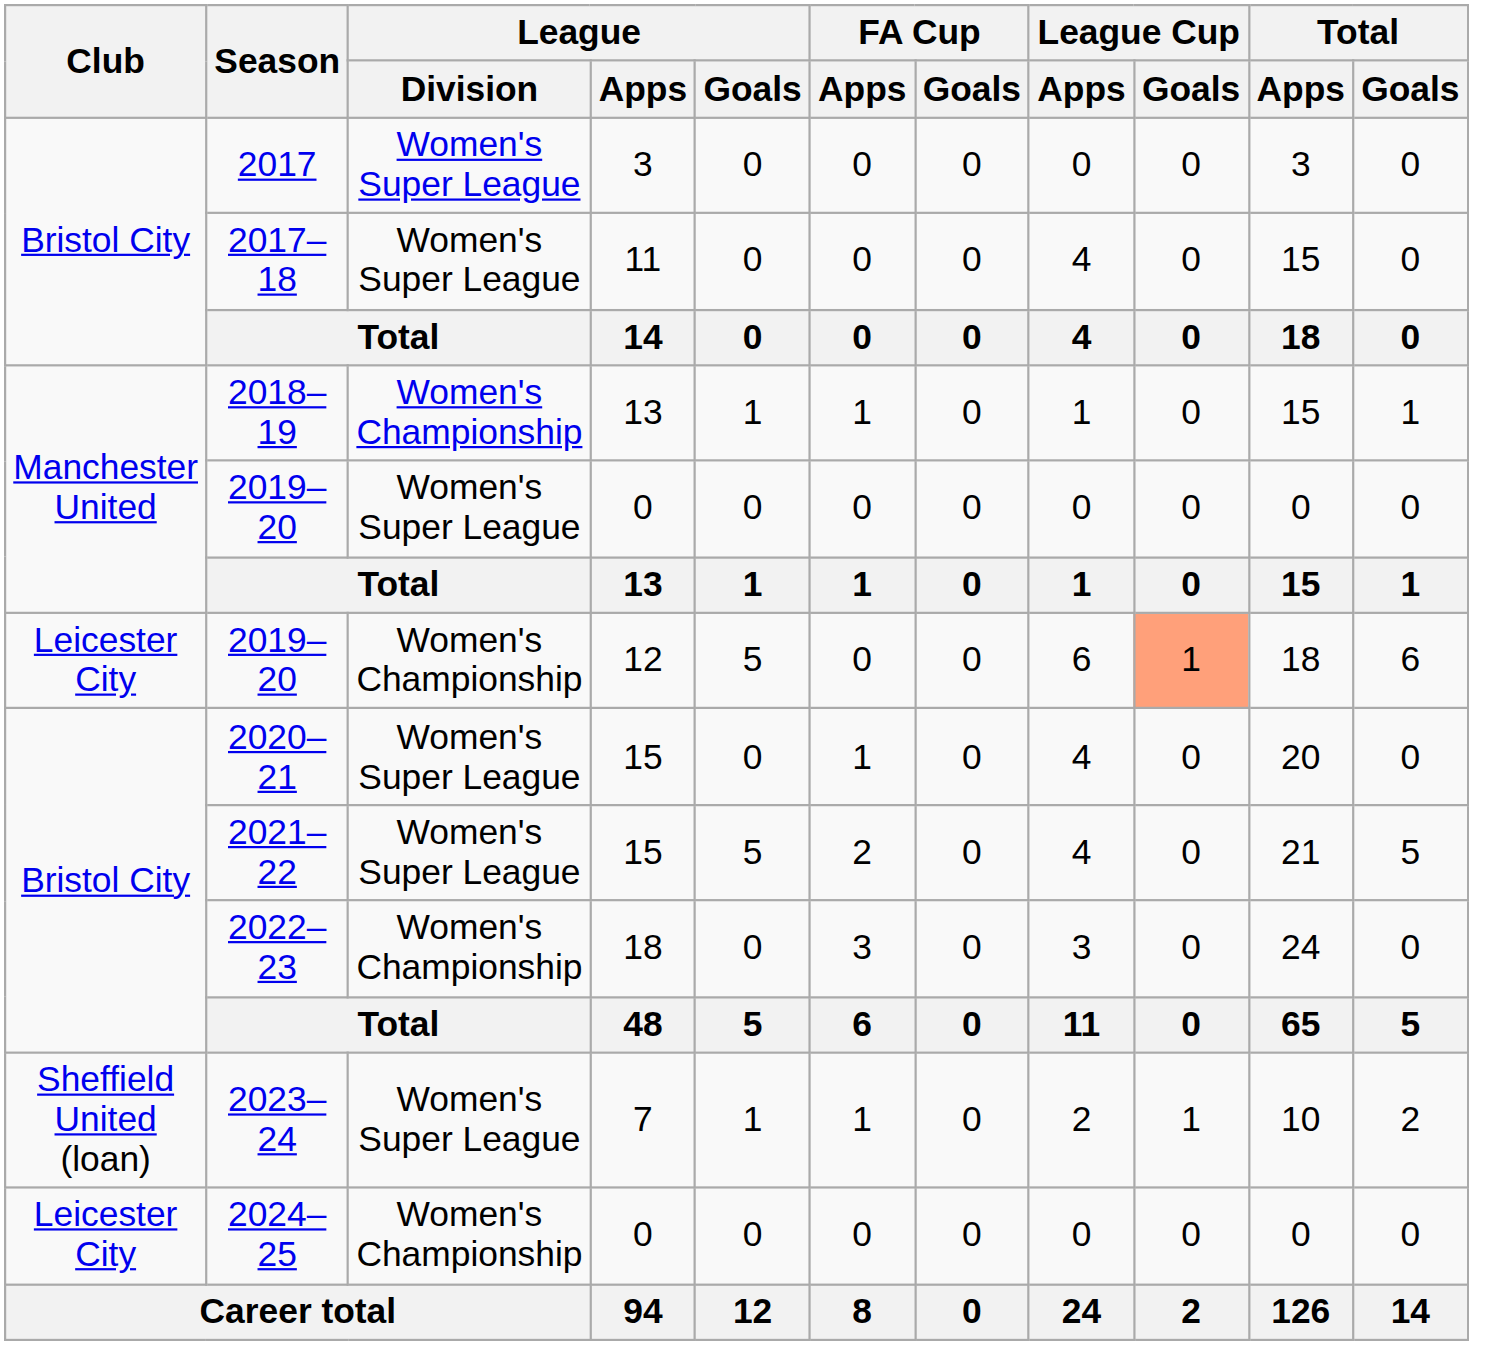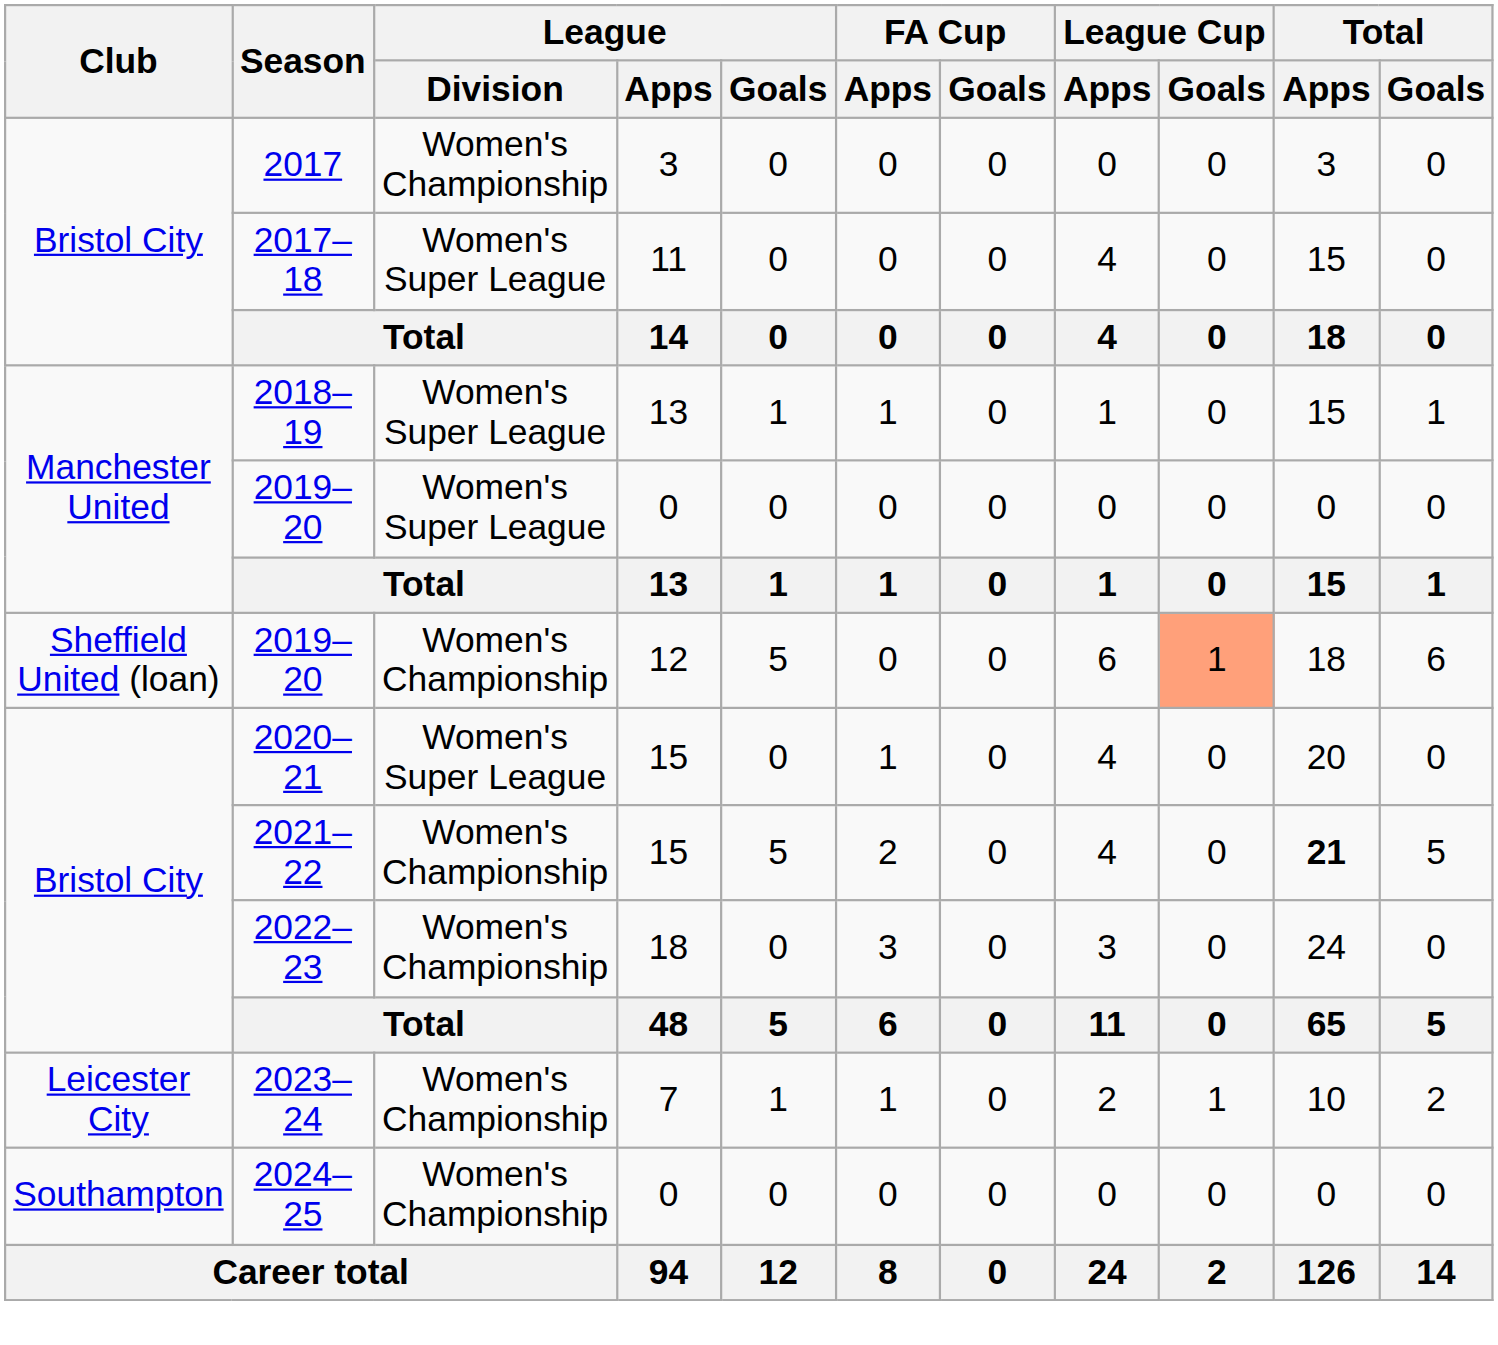(469, 164) Women's Super League -> (495, 164) Women's Championship
(469, 412) Women's Championship -> (495, 412) Women's Super League
(106, 660) Leicester City -> (118, 660) Sheffield United (loan)
(469, 851) Women's Super League -> (495, 851) Women's Championship
(1301, 851) normal -> (1326, 851) bold
(106, 1119) Sheffield United (loan) -> (118, 1099) Leicester City
(469, 1119) Women's Super League -> (495, 1099) Women's Championship
(106, 1235) Leicester City -> (118, 1195) Southampton
